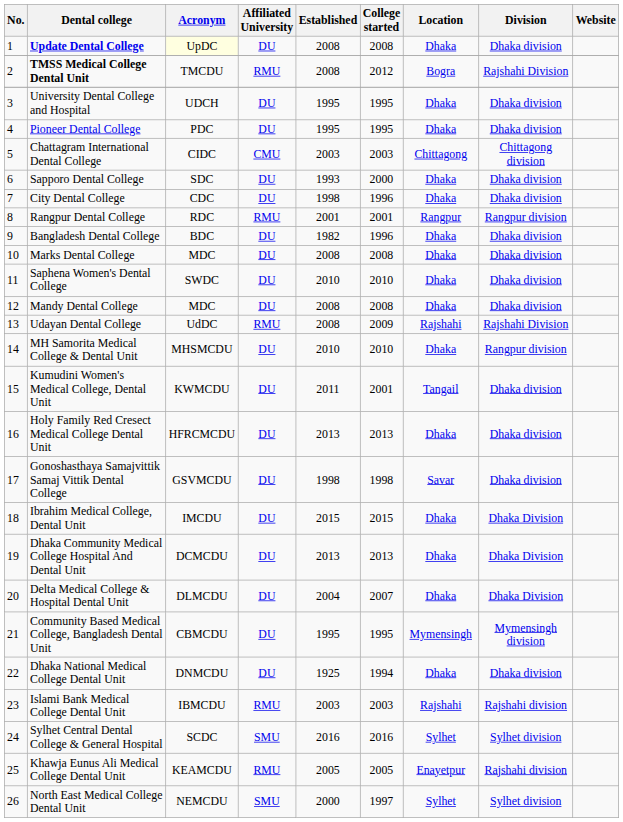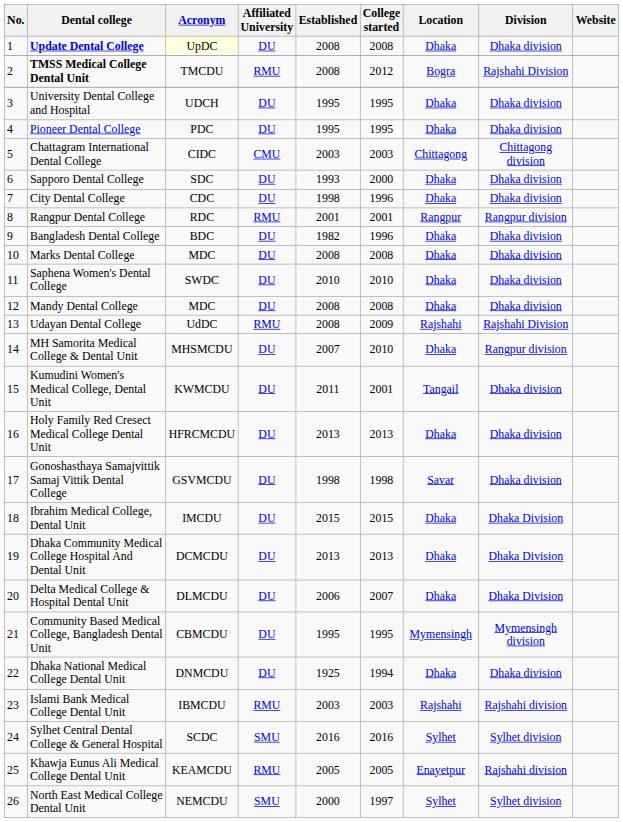(328, 350) 2010 -> (328, 350) 2007
(328, 595) 2004 -> (328, 595) 2006
